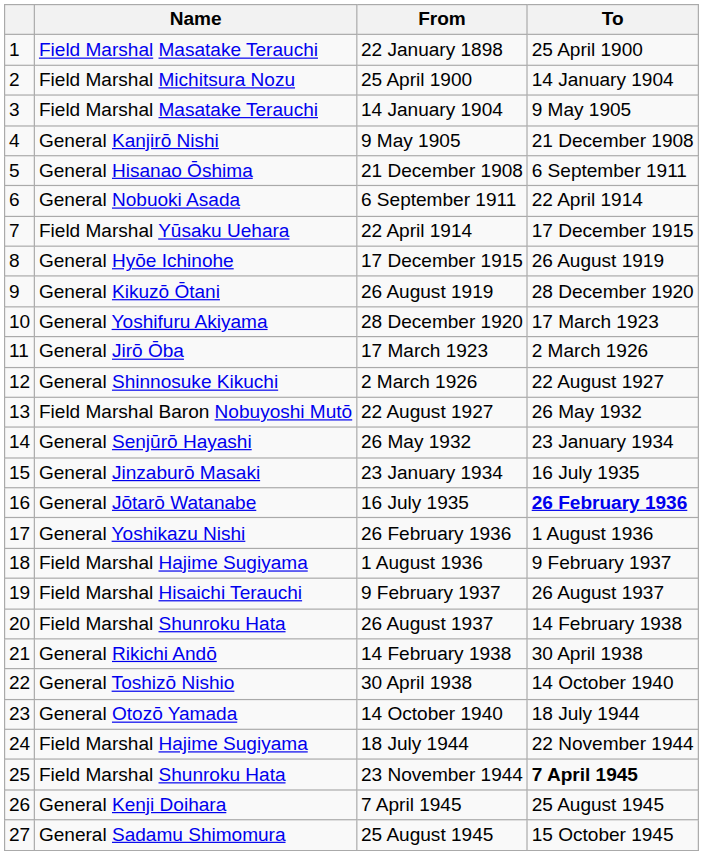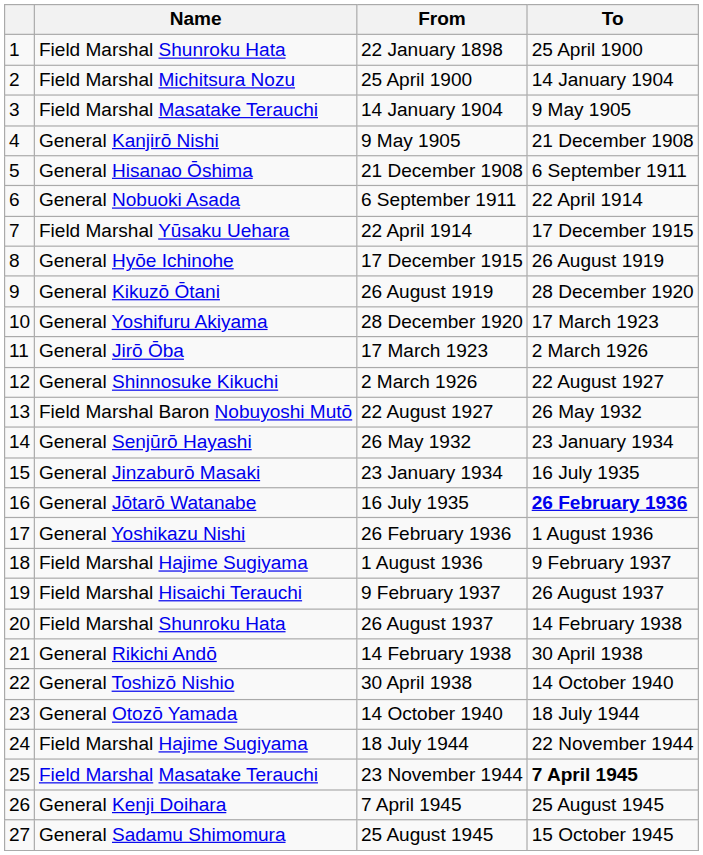(178, 49) Field Marshal Masatake Terauchi -> (162, 49) Field Marshal Shunroku Hata
(162, 774) Field Marshal Shunroku Hata -> (178, 774) Field Marshal Masatake Terauchi
